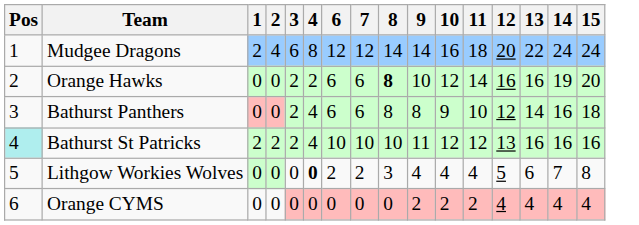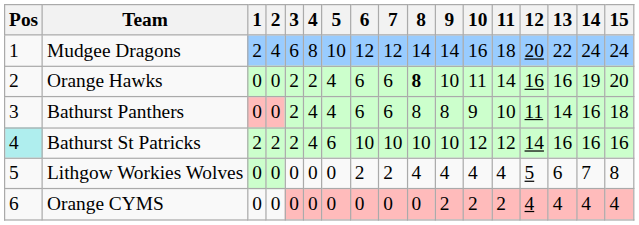+ column: (336, 19)
(449, 81) 12 -> (477, 81) 11
(506, 111) 12 -> (534, 111) 11
(421, 142) 11 -> (449, 142) 10
(506, 142) 13 -> (534, 142) 14
(313, 173) bold -> (313, 173) normal
(388, 173) 3 -> (416, 173) 4
